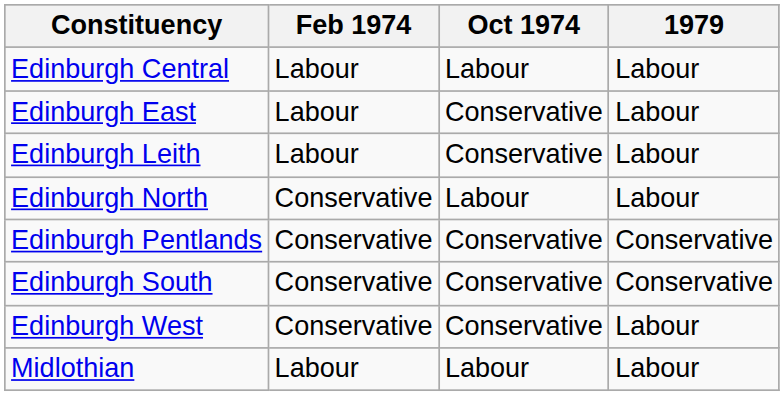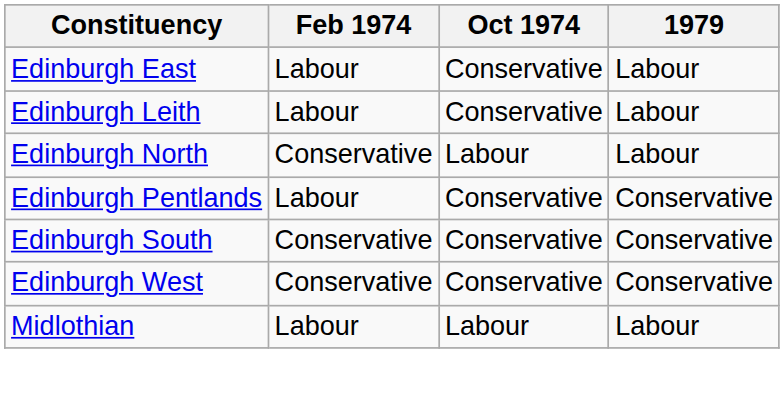- row: (120, 68)
(354, 240) Conservative -> (317, 197) Labour
(657, 326) Labour -> (694, 283) Conservative
